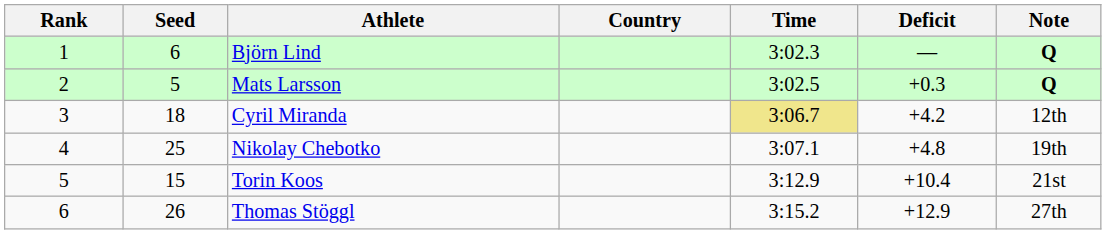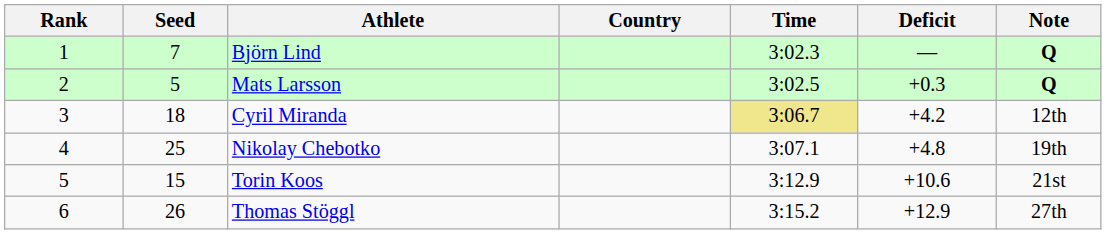(175, 52) 6 -> (175, 52) 7
(927, 180) +10.4 -> (927, 180) +10.6
